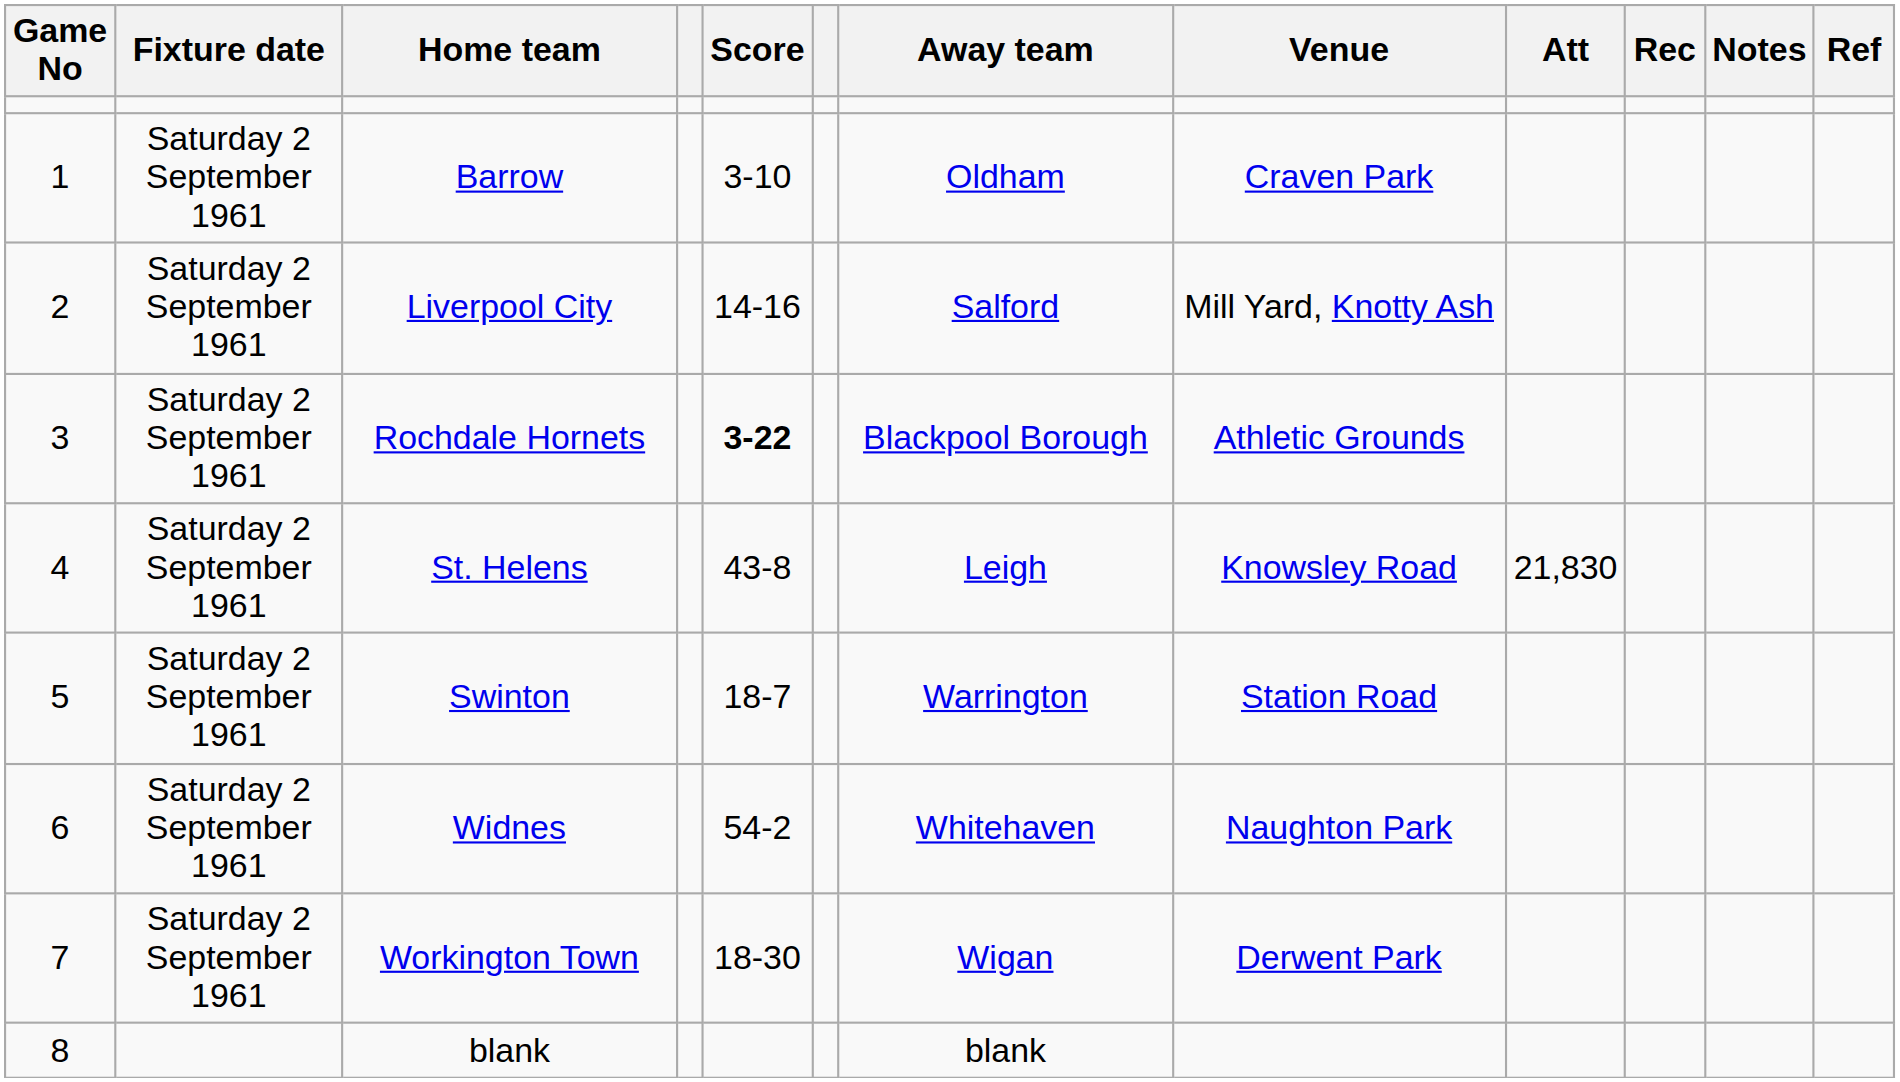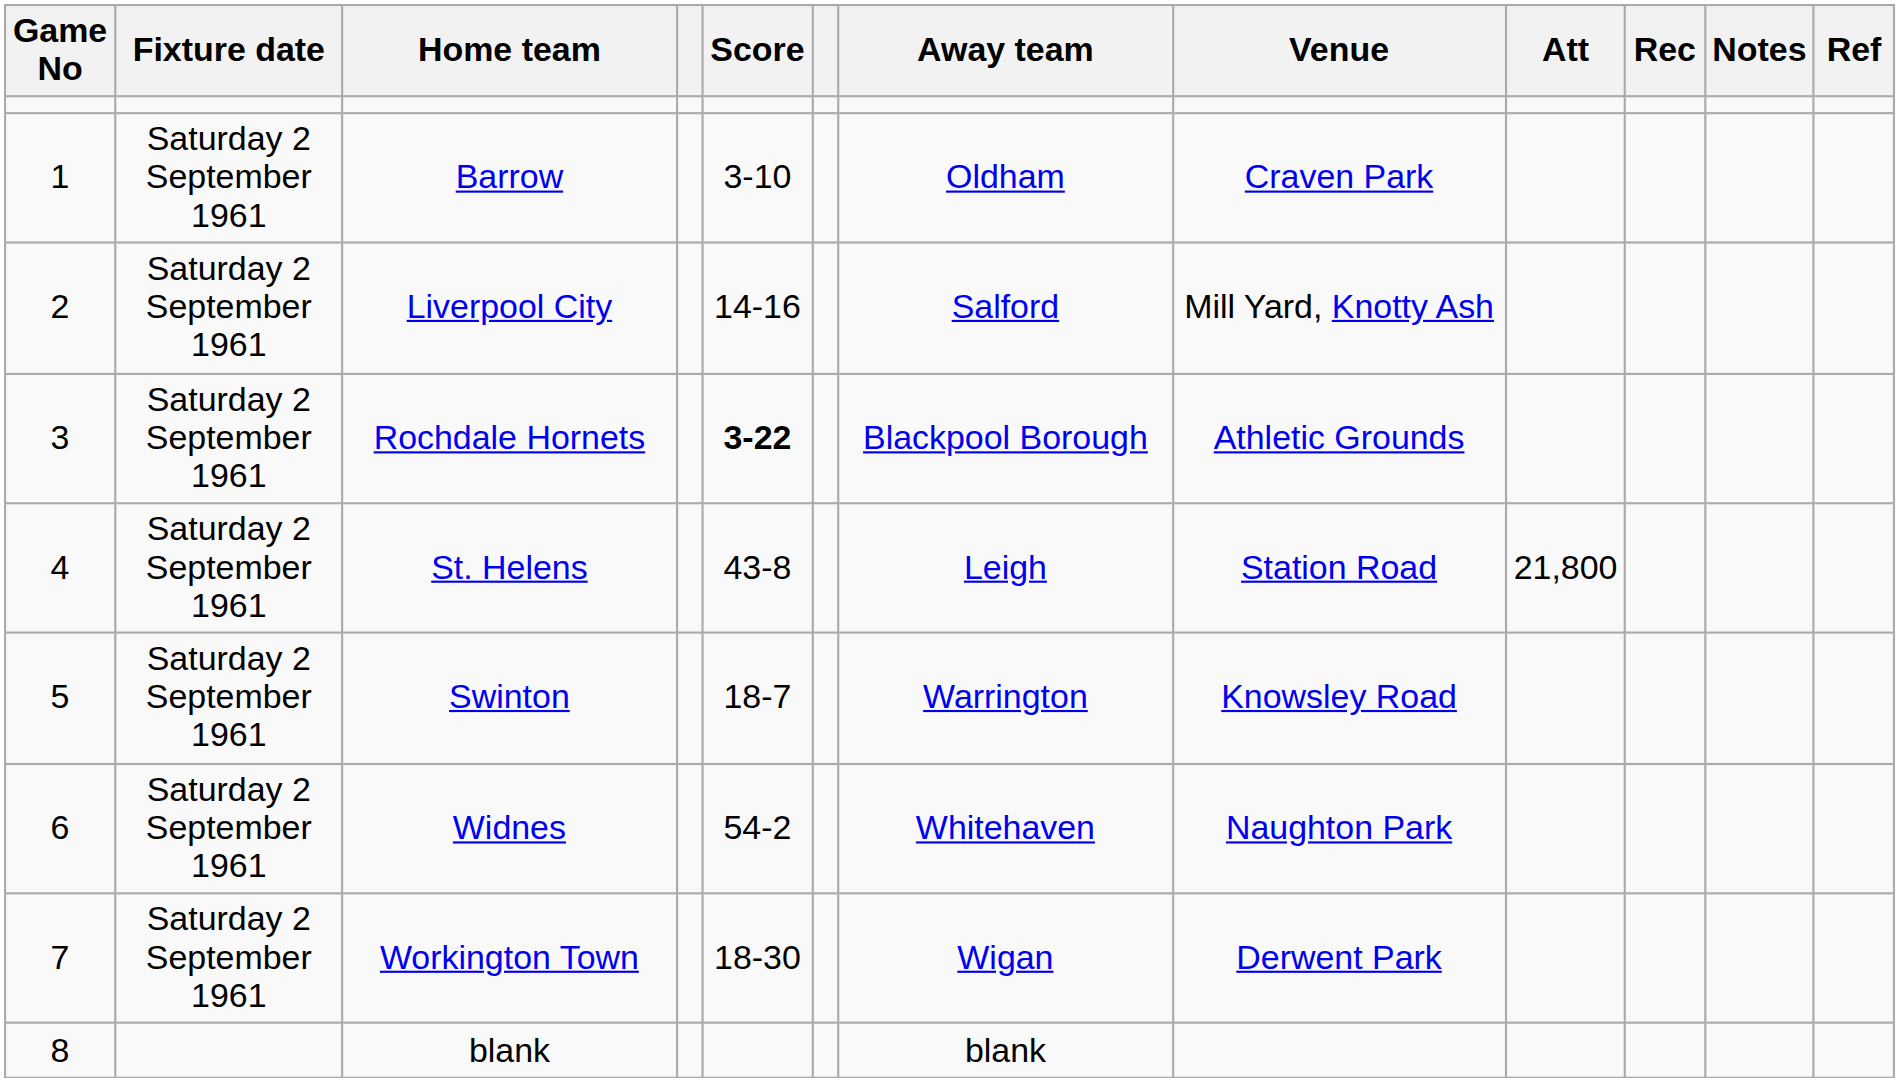(1339, 567) Knowsley Road -> (1339, 567) Station Road
(1566, 567) 21,830 -> (1566, 567) 21,800
(1339, 697) Station Road -> (1339, 697) Knowsley Road
